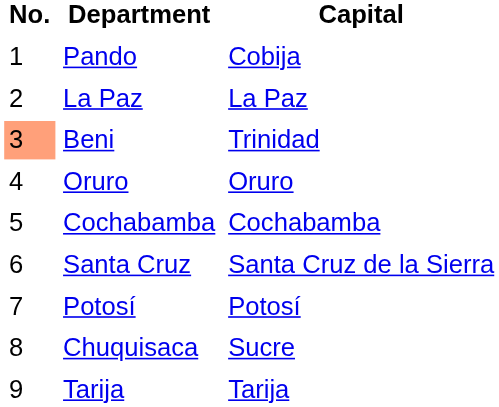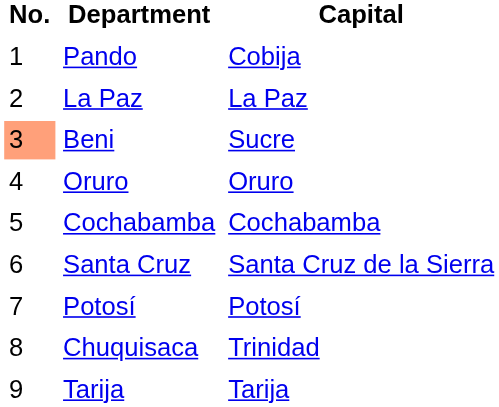(274, 139) Trinidad -> (262, 139) Sucre
(262, 347) Sucre -> (274, 347) Trinidad
